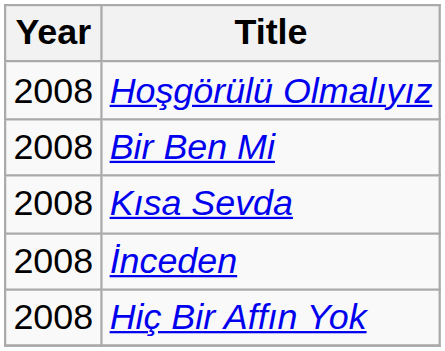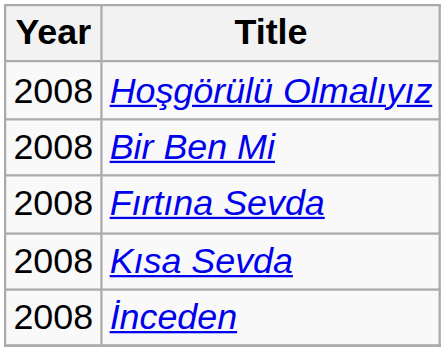+ row: (217, 203)
- row: (238, 317)
